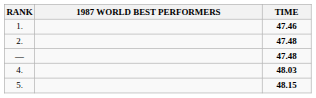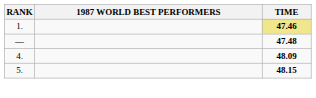(287, 26) no background -> (287, 26) khaki background
- row: (20, 41)
(287, 71) 48.03 -> (287, 56) 48.09
